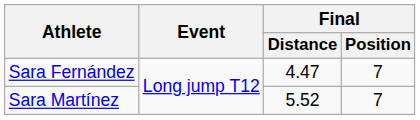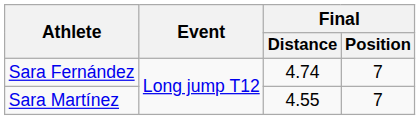(302, 73) 4.47 -> (302, 73) 4.74
(302, 101) 5.52 -> (302, 101) 4.55
